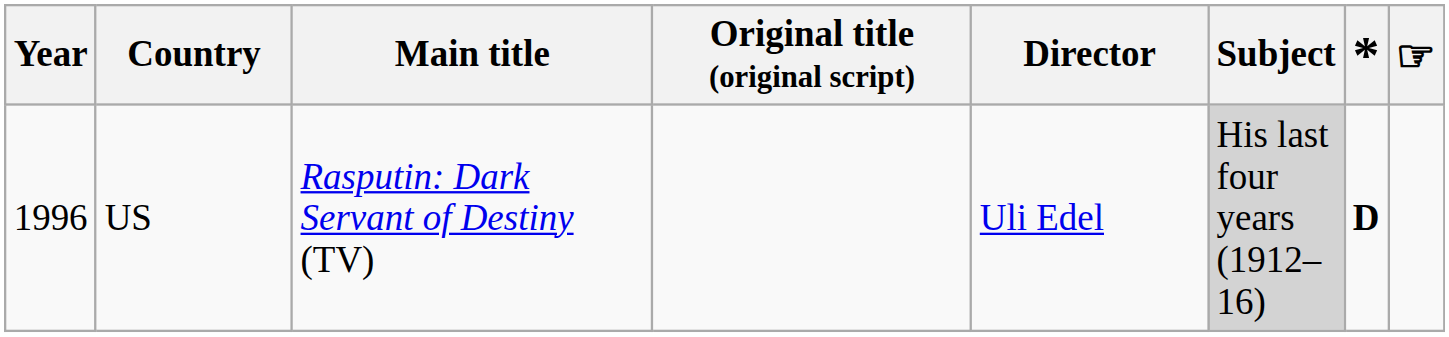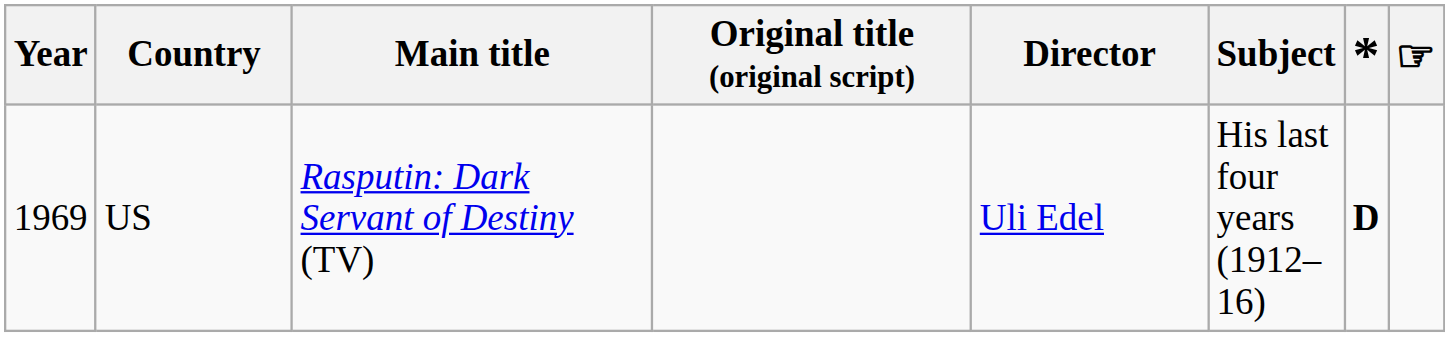(51, 217) 1996 -> (51, 217) 1969
(1272, 217) lightgrey background -> (1272, 217) no background
